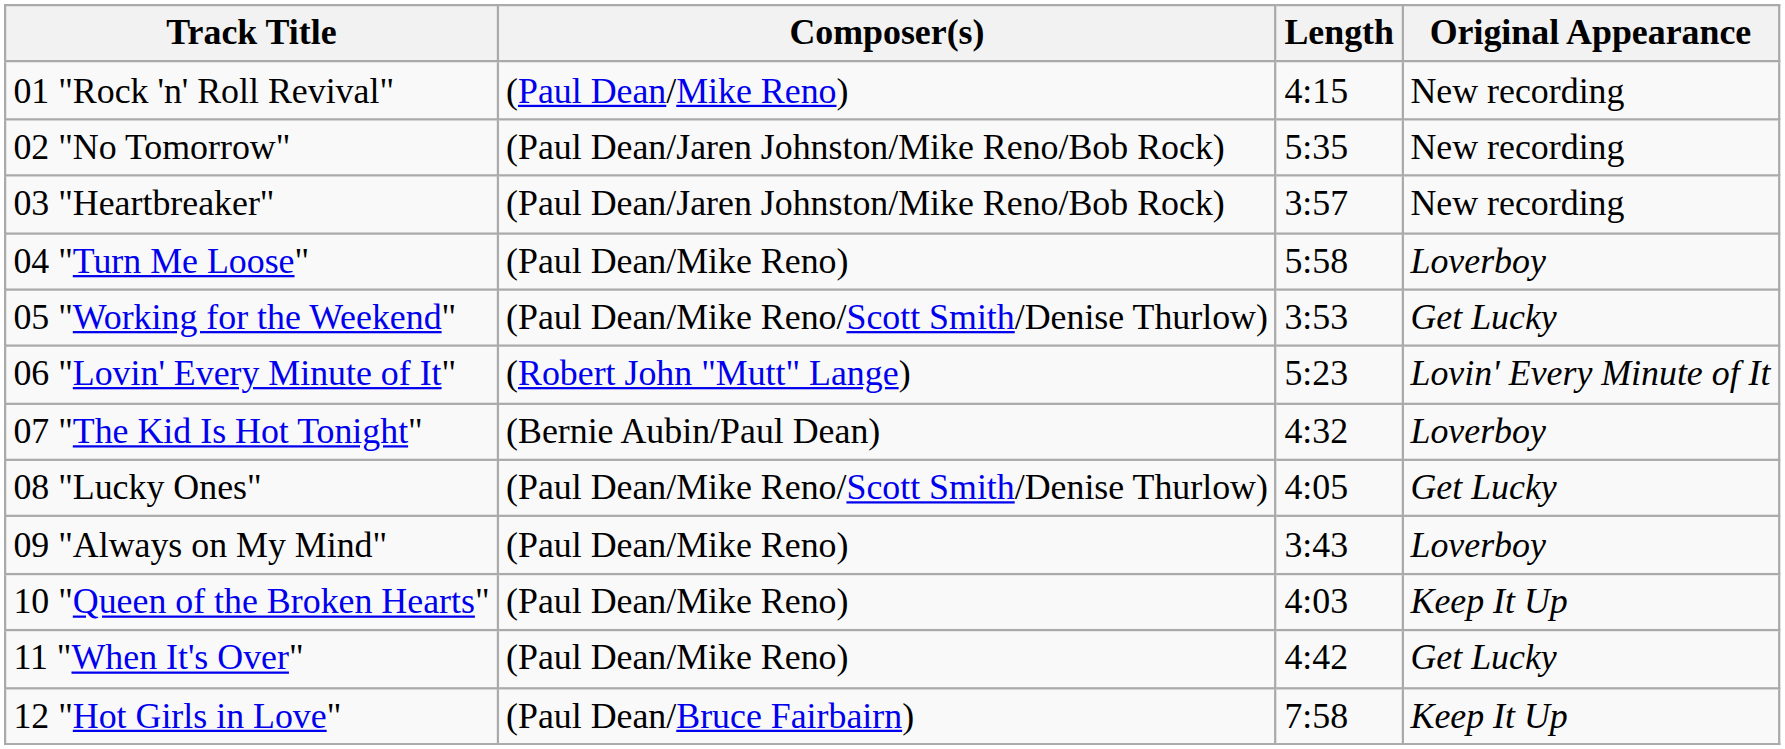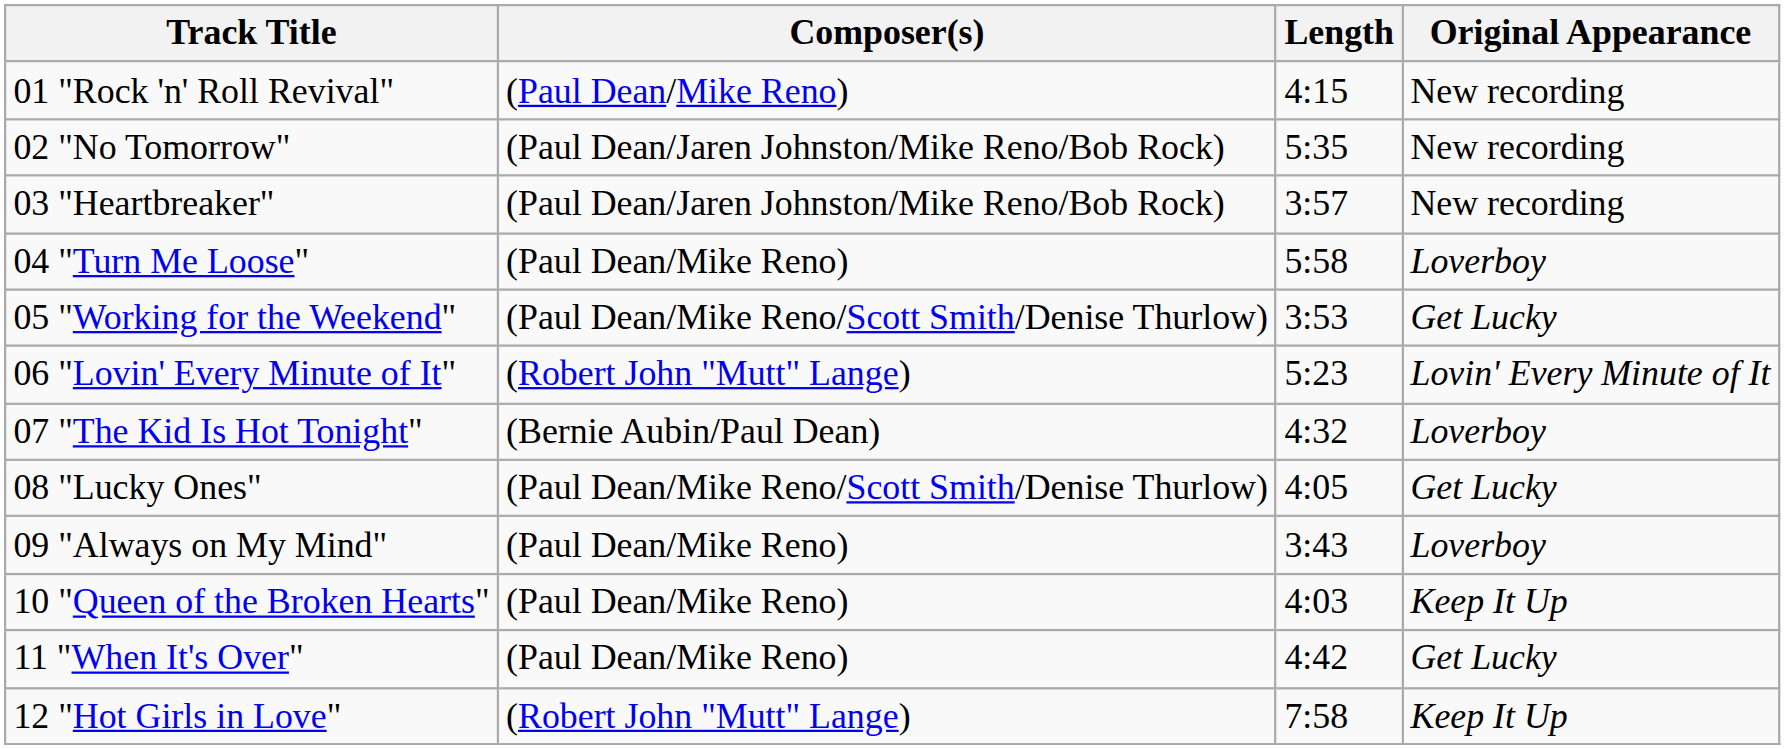(710, 715) (Paul Dean/Bruce Fairbairn) -> (708, 715) (Robert John "Mutt" Lange)
